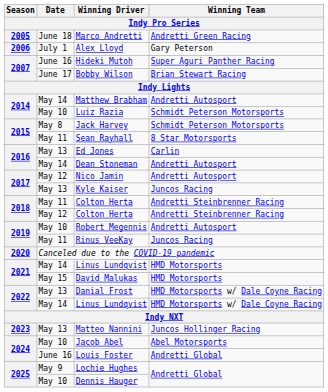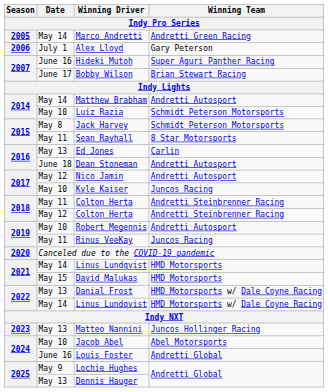(55, 37) June 18 -> (53, 37) May 14
(53, 164) May 14 -> (55, 164) June 18
(53, 190) May 13 -> (53, 190) May 10
(53, 381) May 10 -> (53, 381) May 13
